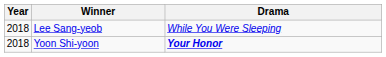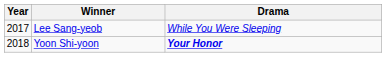(18, 28) 2018 -> (18, 28) 2017
